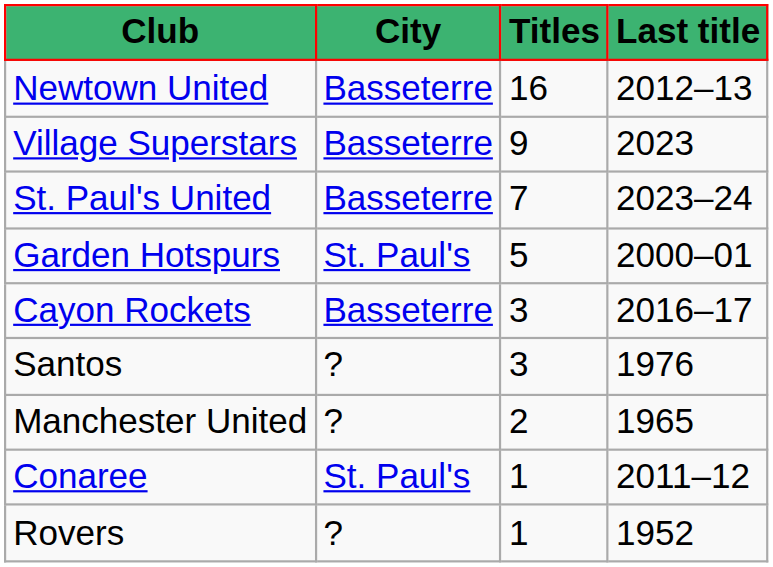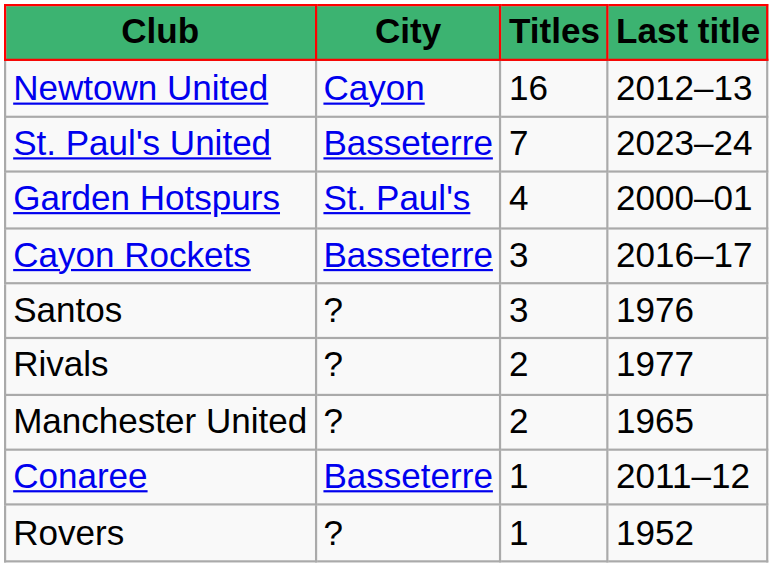(408, 87) Basseterre -> (374, 87) Cayon
- row: (155, 143)
(519, 254) 5 -> (519, 198) 4
+ row: (61, 365)
(397, 476) St. Paul's -> (408, 476) Basseterre
